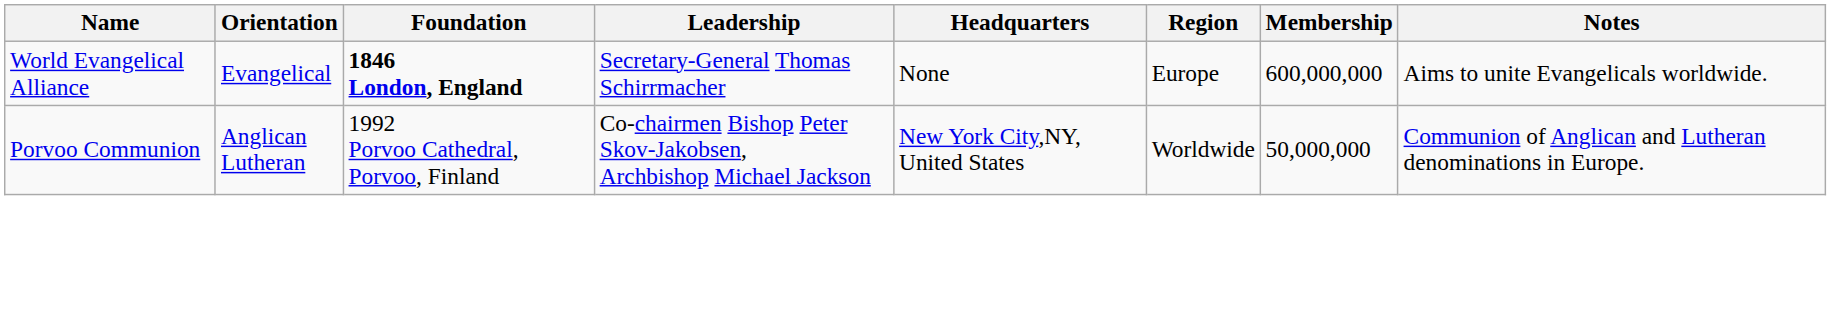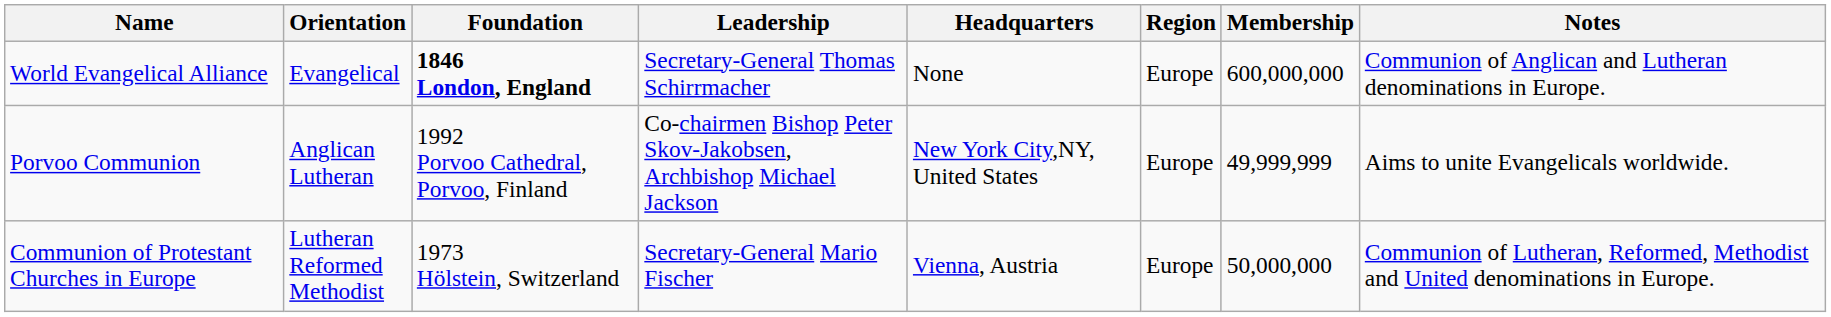(1586, 73) Aims to unite Evangelicals worldwide. -> (1546, 73) Communion of Anglican and Lutheran denominations in Europe.
(1203, 149) Worldwide -> (1180, 162) Europe
(1318, 149) 50,000,000 -> (1279, 162) 49,999,999
(1585, 149) Communion of Anglican and Lutheran denominations in Europe. -> (1547, 162) Aims to unite Evangelicals worldwide.
+ row: (131, 265)
